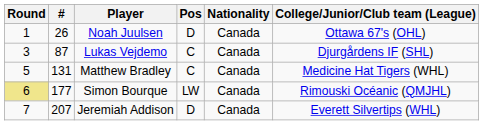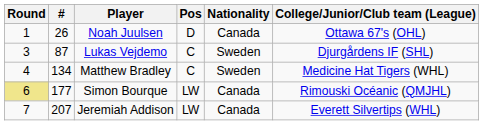(238, 52) Canada -> (238, 52) Sweden
(26, 71) 5 -> (26, 71) 4
(61, 71) 131 -> (61, 71) 134
(238, 71) Canada -> (238, 71) Sweden
(191, 110) D -> (191, 110) LW
